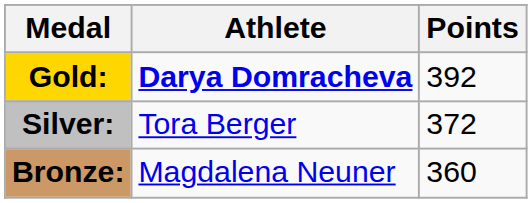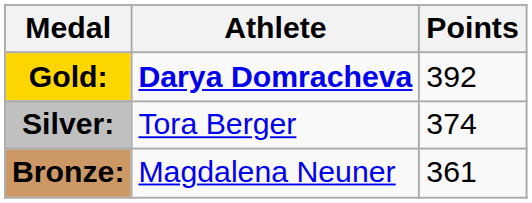(452, 124) 372 -> (452, 124) 374
(452, 172) 360 -> (452, 172) 361
